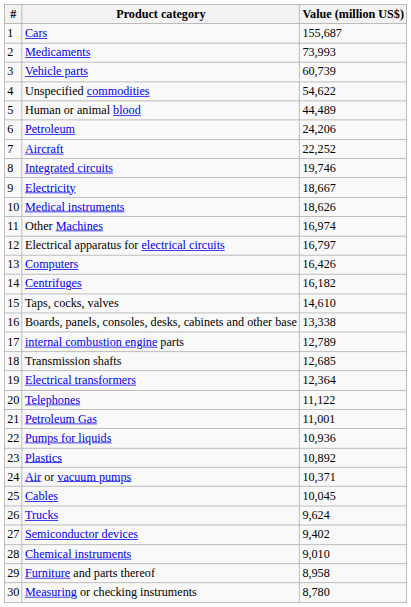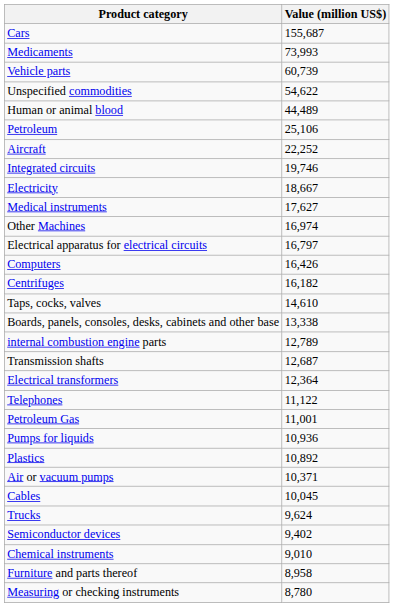- column: (13, 14)
(319, 129) 24,206 -> (301, 129) 25,106
(319, 206) 18,626 -> (301, 206) 17,627
(319, 361) 12,685 -> (301, 361) 12,687
